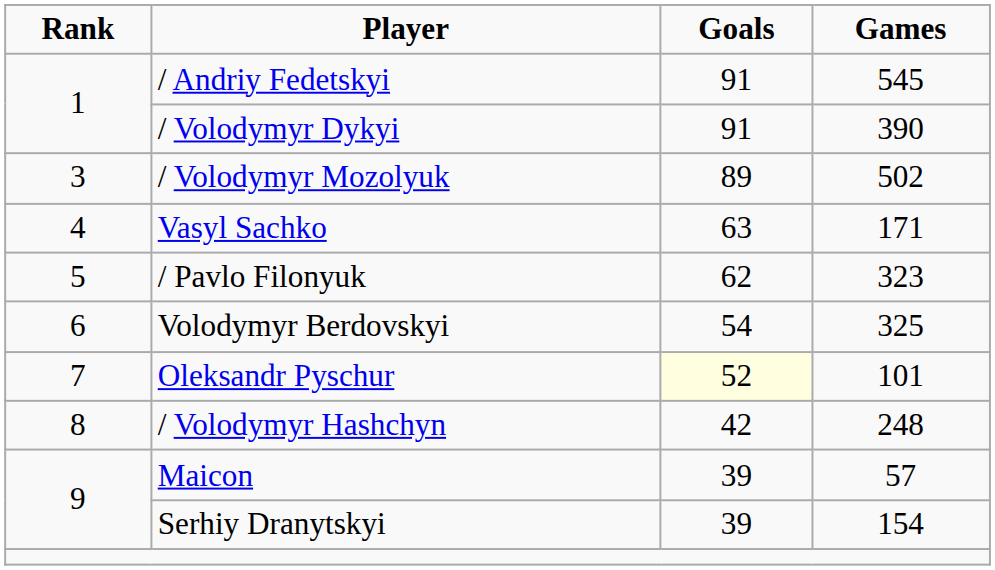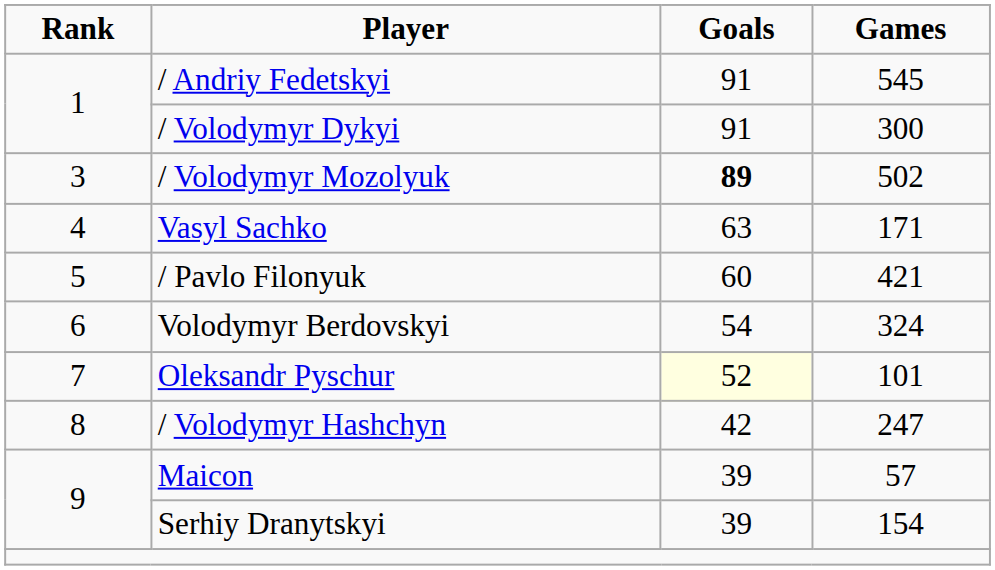(901, 128) 390 -> (901, 128) 300
(736, 177) normal -> (736, 177) bold
(736, 276) 62 -> (736, 276) 60
(901, 276) 323 -> (901, 276) 421
(901, 326) 325 -> (901, 326) 324
(901, 425) 248 -> (901, 425) 247
